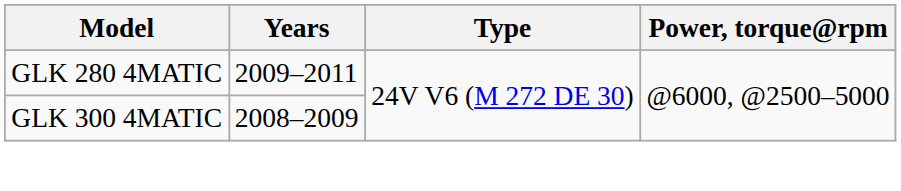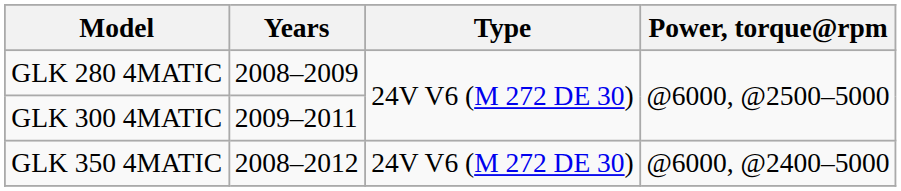(296, 72) 2009–2011 -> (297, 72) 2008–2009
(297, 118) 2008–2009 -> (296, 118) 2009–2011
+ row: (117, 163)
